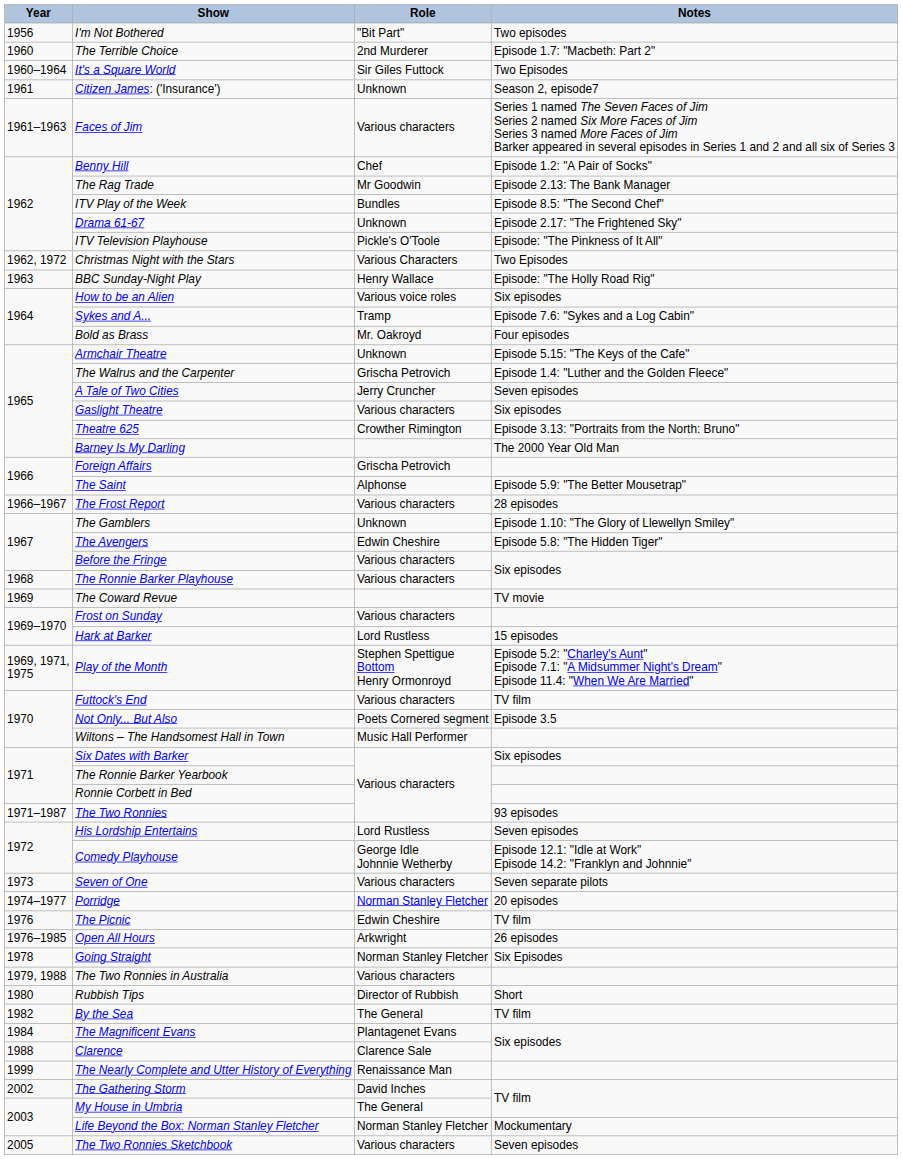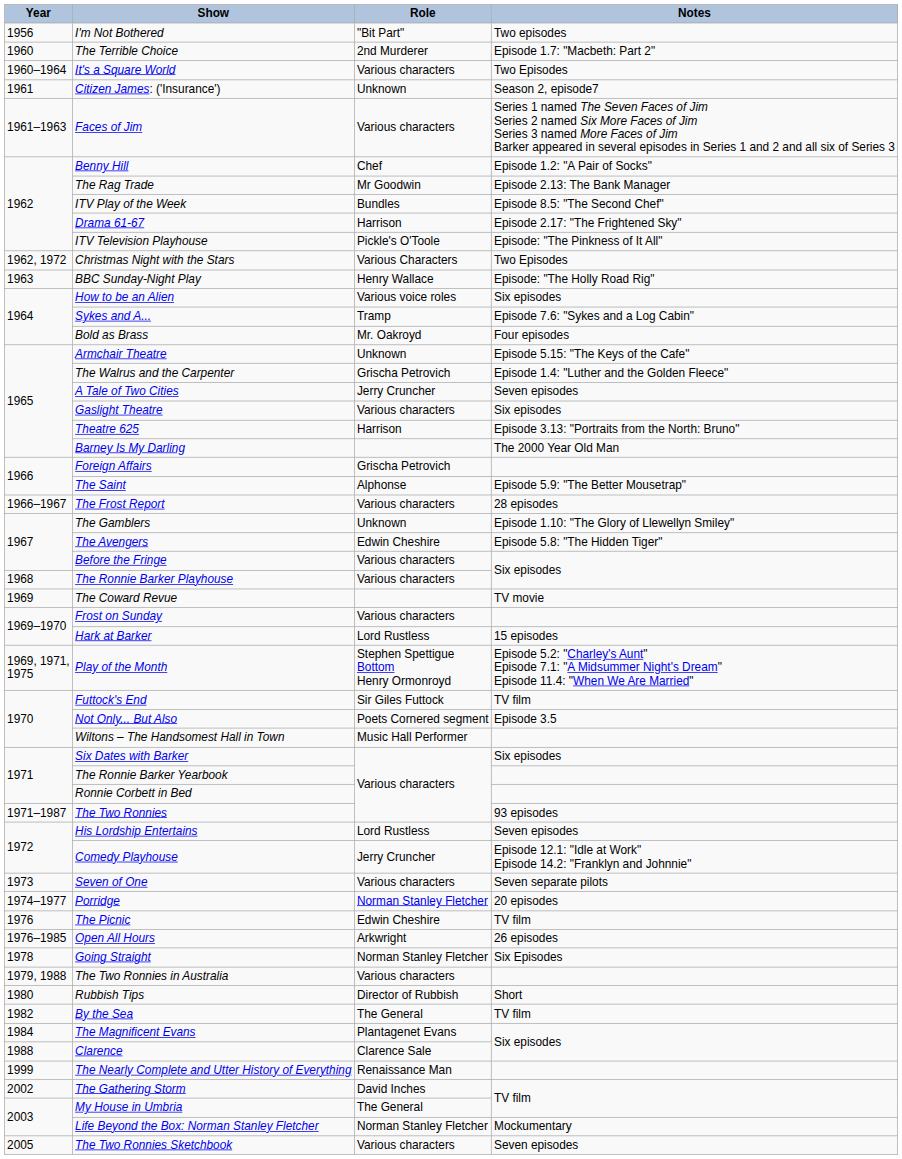(400, 70) Sir Giles Futtock -> (406, 70) Various characters
(382, 222) Unknown -> (379, 222) Harrison
(409, 429) Crowther Rimington -> (379, 429) Harrison
(406, 700) Various characters -> (400, 700) Sir Giles Futtock
(405, 857) George Idle Johnnie Wetherby -> (396, 857) Jerry Cruncher
